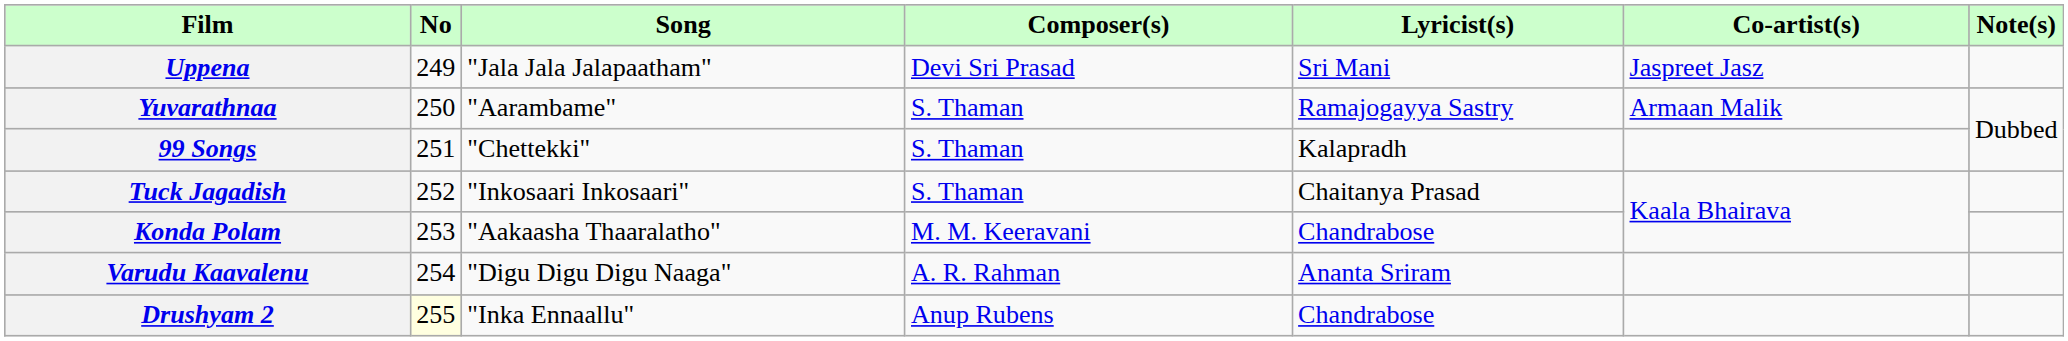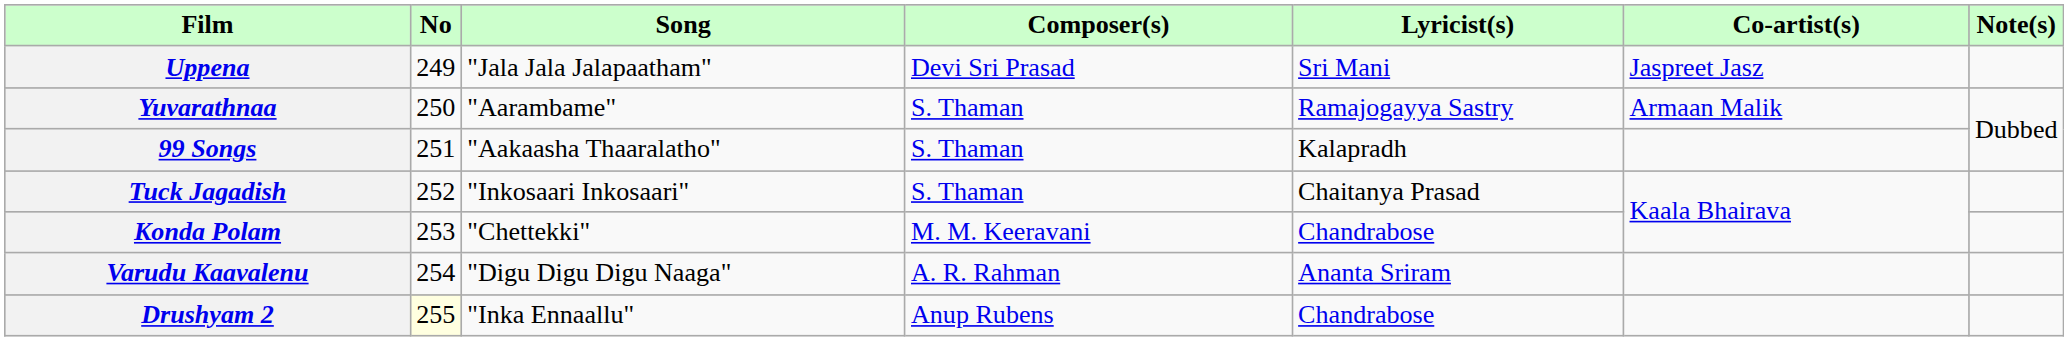(529, 149) "Chettekki" -> (594, 149) "Aakaasha Thaaralatho"
(594, 231) "Aakaasha Thaaralatho" -> (529, 231) "Chettekki"
